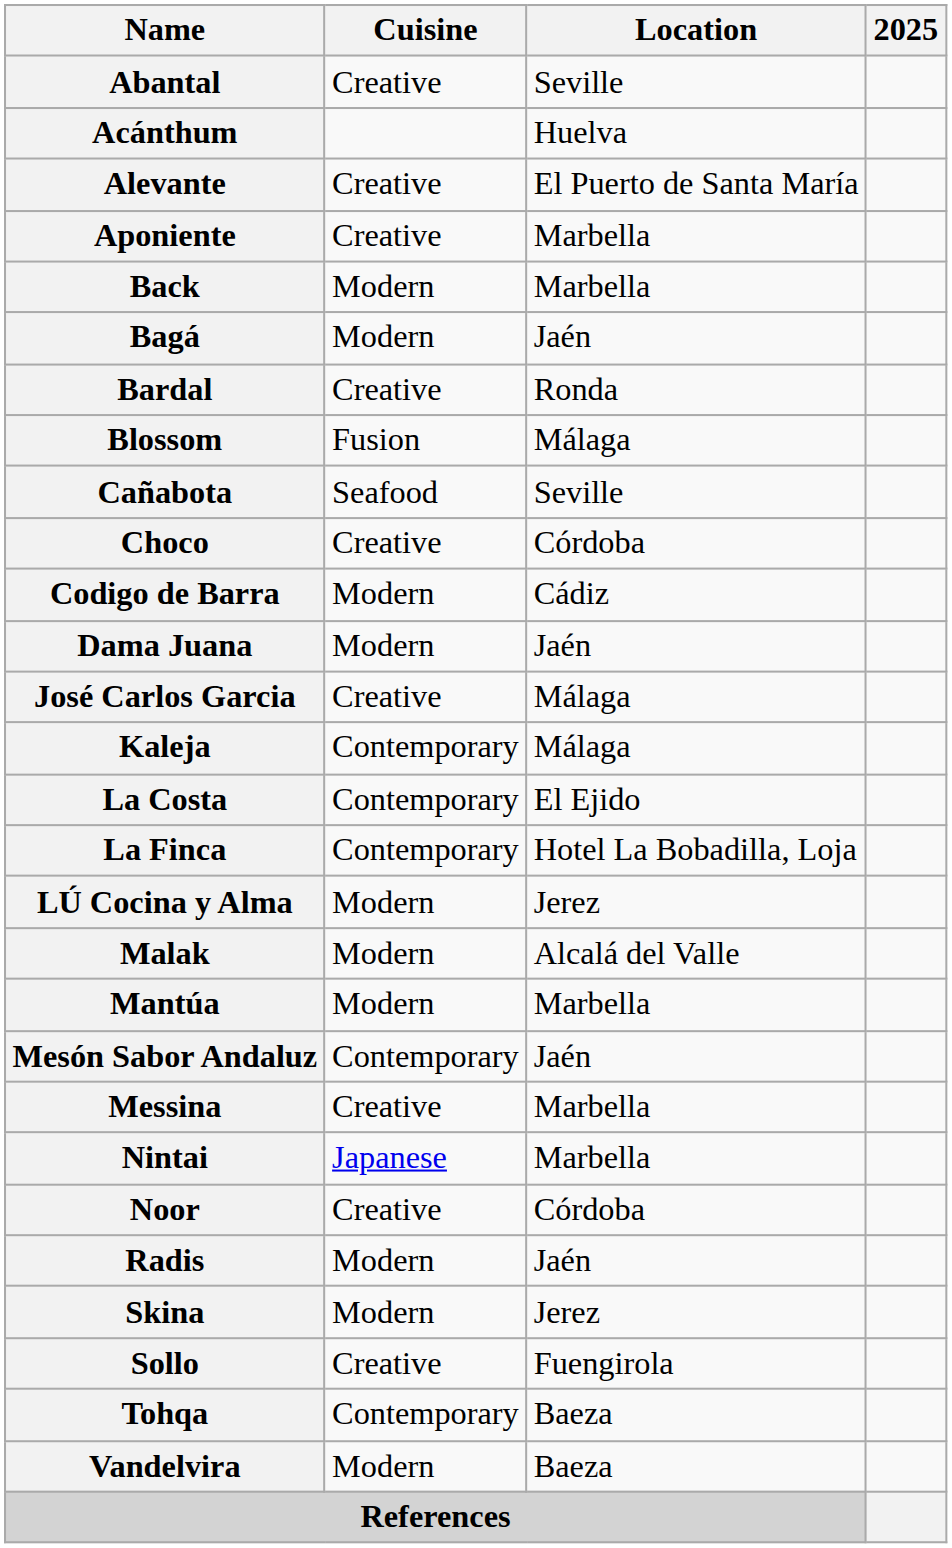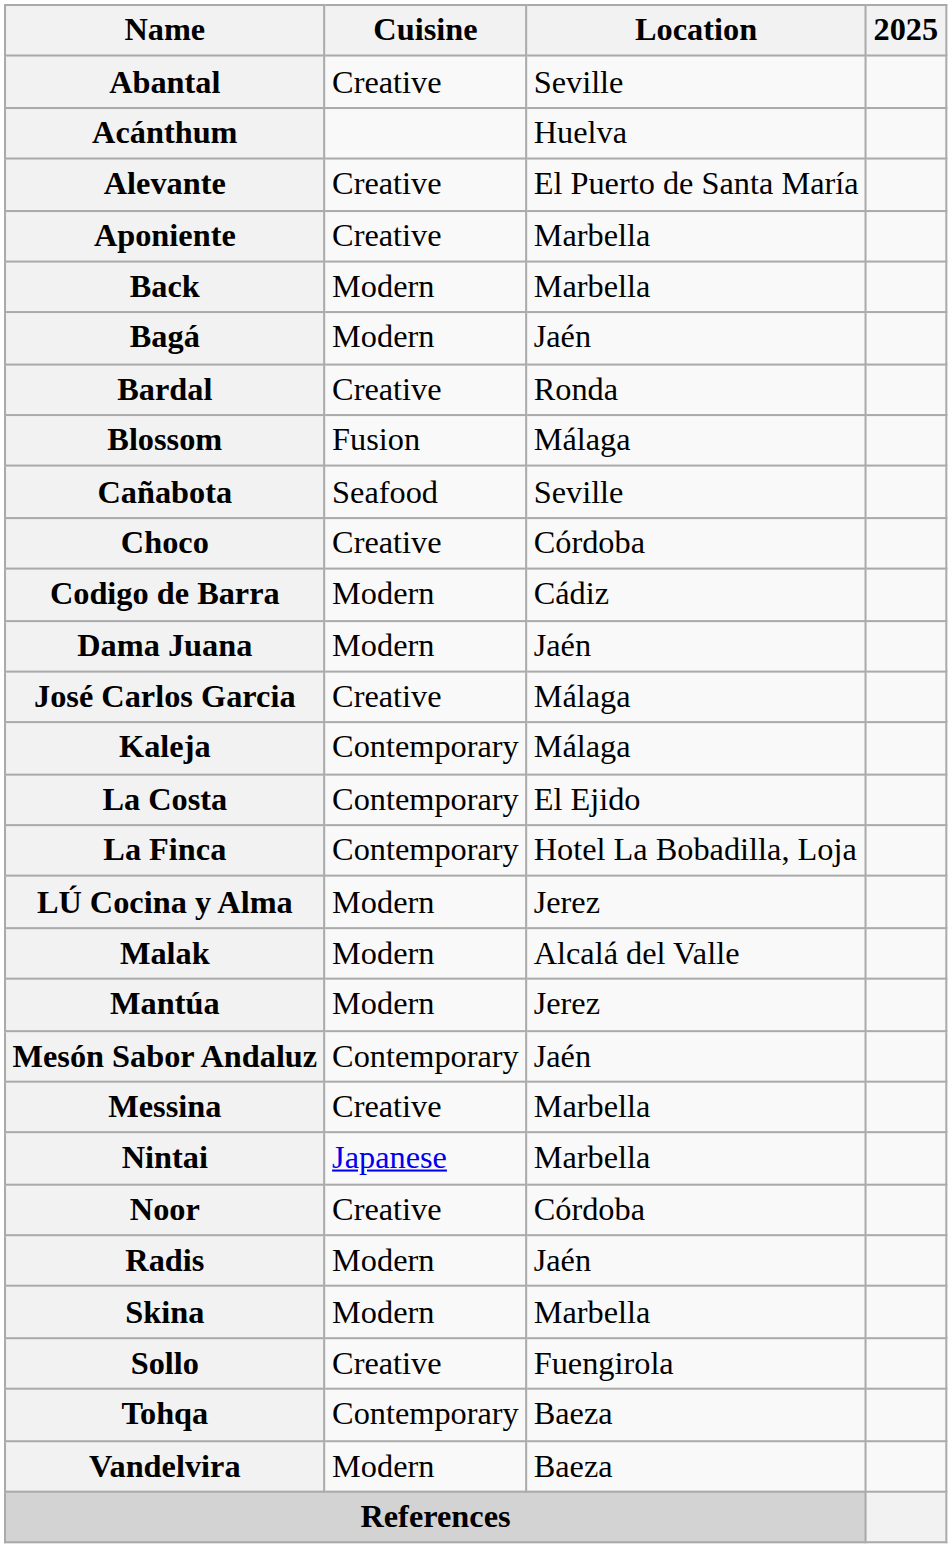(592, 1004) Marbella -> (567, 1004) Jerez
(567, 1311) Jerez -> (592, 1311) Marbella
